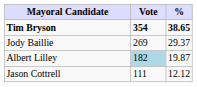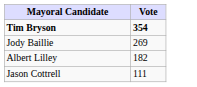- column: (179, 12)
(140, 58) lightblue background -> (140, 58) no background
